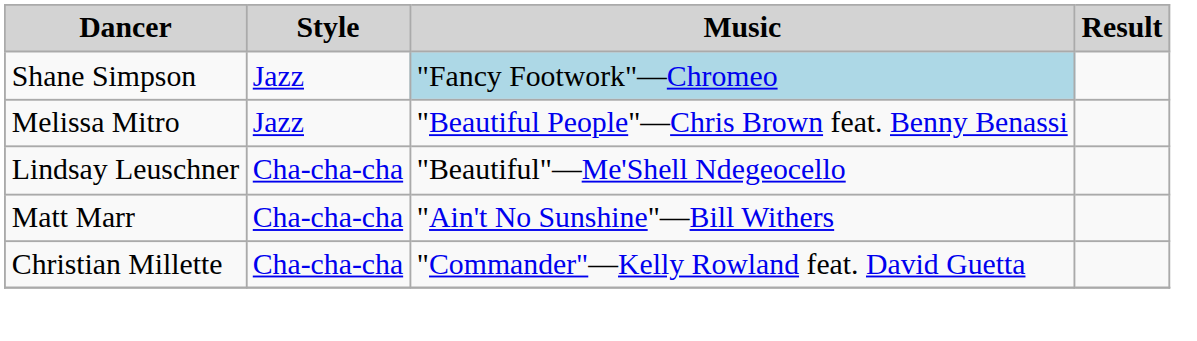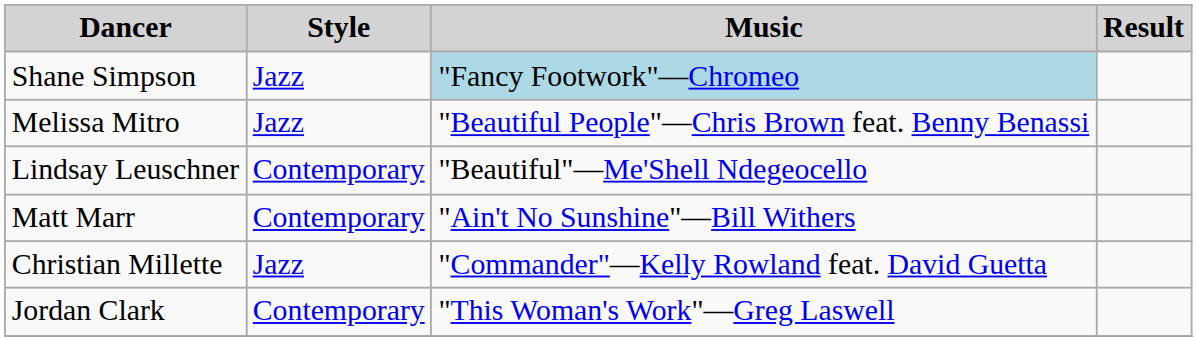(328, 169) Cha-cha-cha -> (339, 169) Contemporary
(328, 216) Cha-cha-cha -> (339, 216) Contemporary
(328, 264) Cha-cha-cha -> (278, 264) Jazz
+ row: (88, 311)
